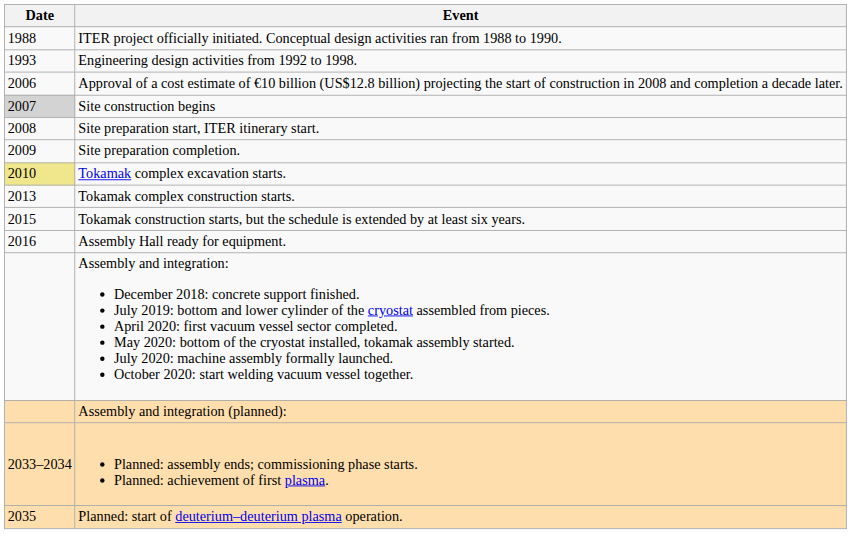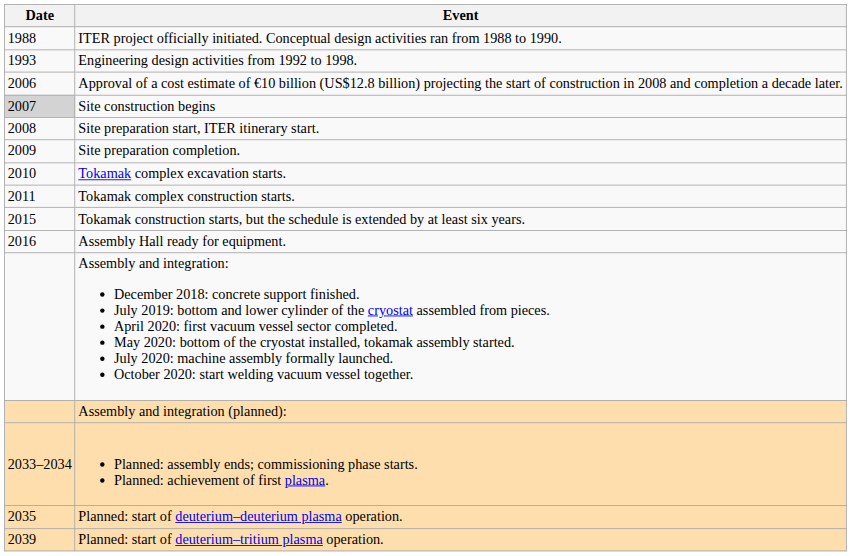(22, 173) khaki background -> (22, 173) no background
(22, 196) 2013 -> (22, 196) 2011
+ row: (231, 539)
